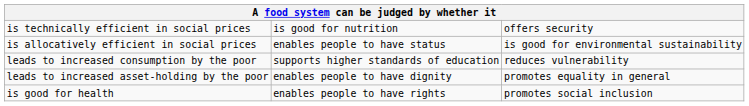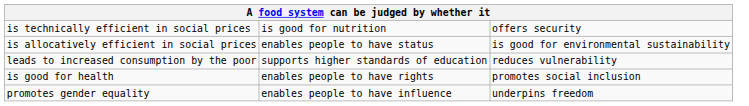- row: (138, 77)
+ row: (78, 93)
